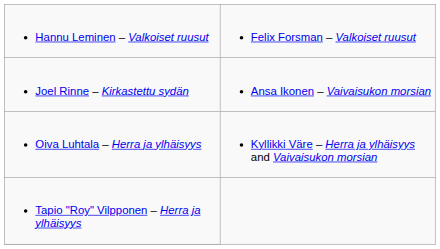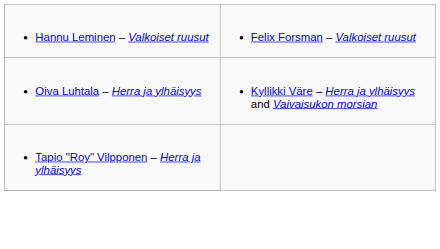- row: (112, 91)
